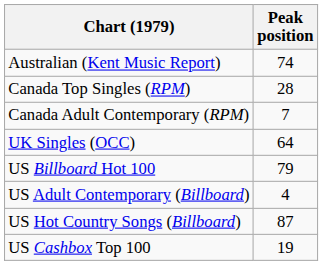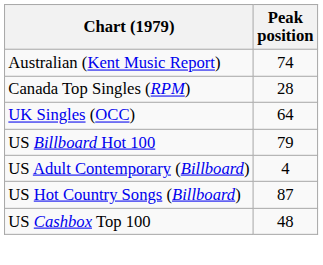- row: (129, 115)
(285, 247) 19 -> (285, 221) 48
